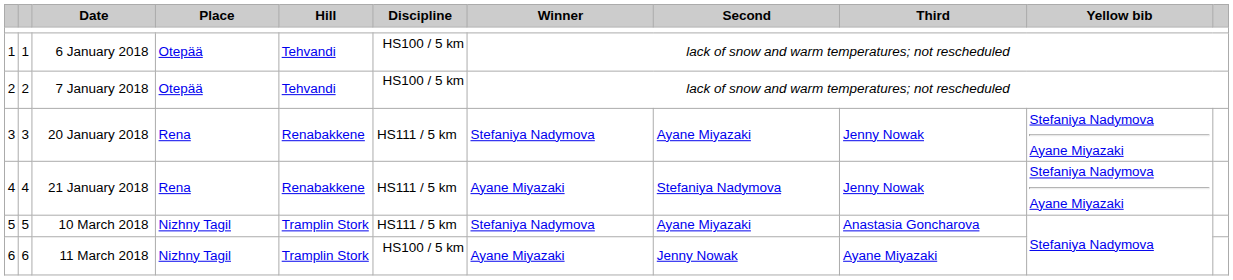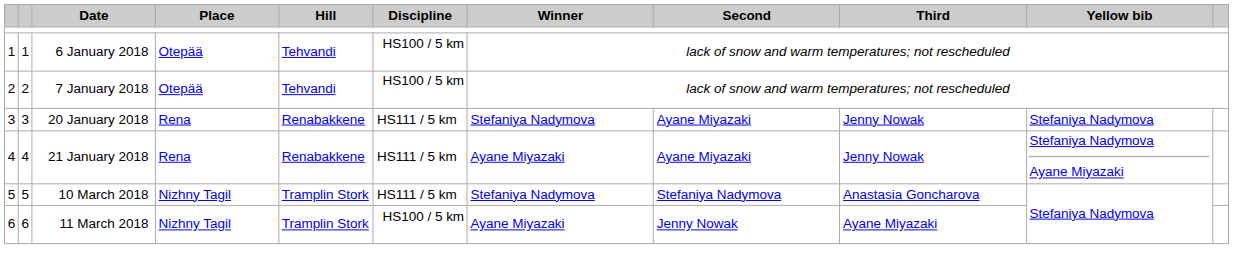(1119, 134) Stefaniya Nadymova Ayane Miyazaki -> (1092, 119) Stefaniya Nadymova
(719, 187) Stefaniya Nadymova -> (704, 156) Ayane Miyazaki
(704, 225) Ayane Miyazaki -> (719, 194) Stefaniya Nadymova
